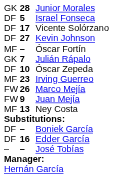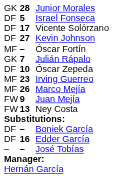(11, 89) FW -> (11, 89) MF
(11, 109) MF -> (11, 109) FW
